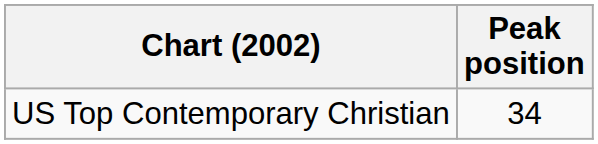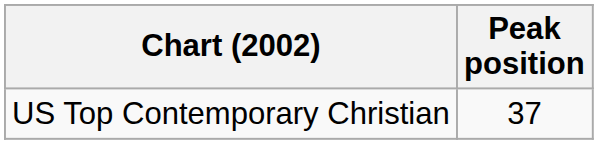(524, 113) 34 -> (524, 113) 37
